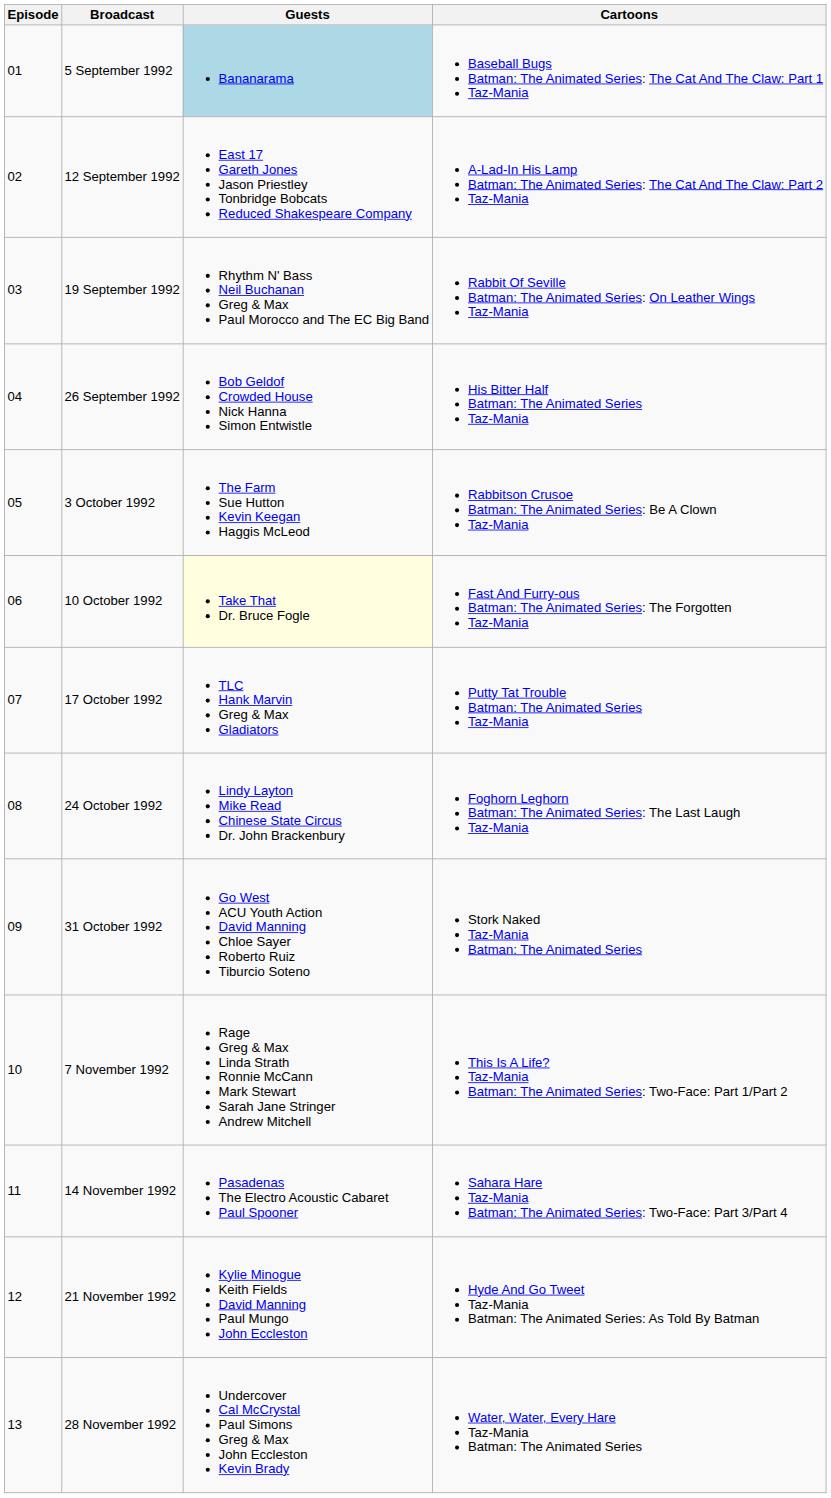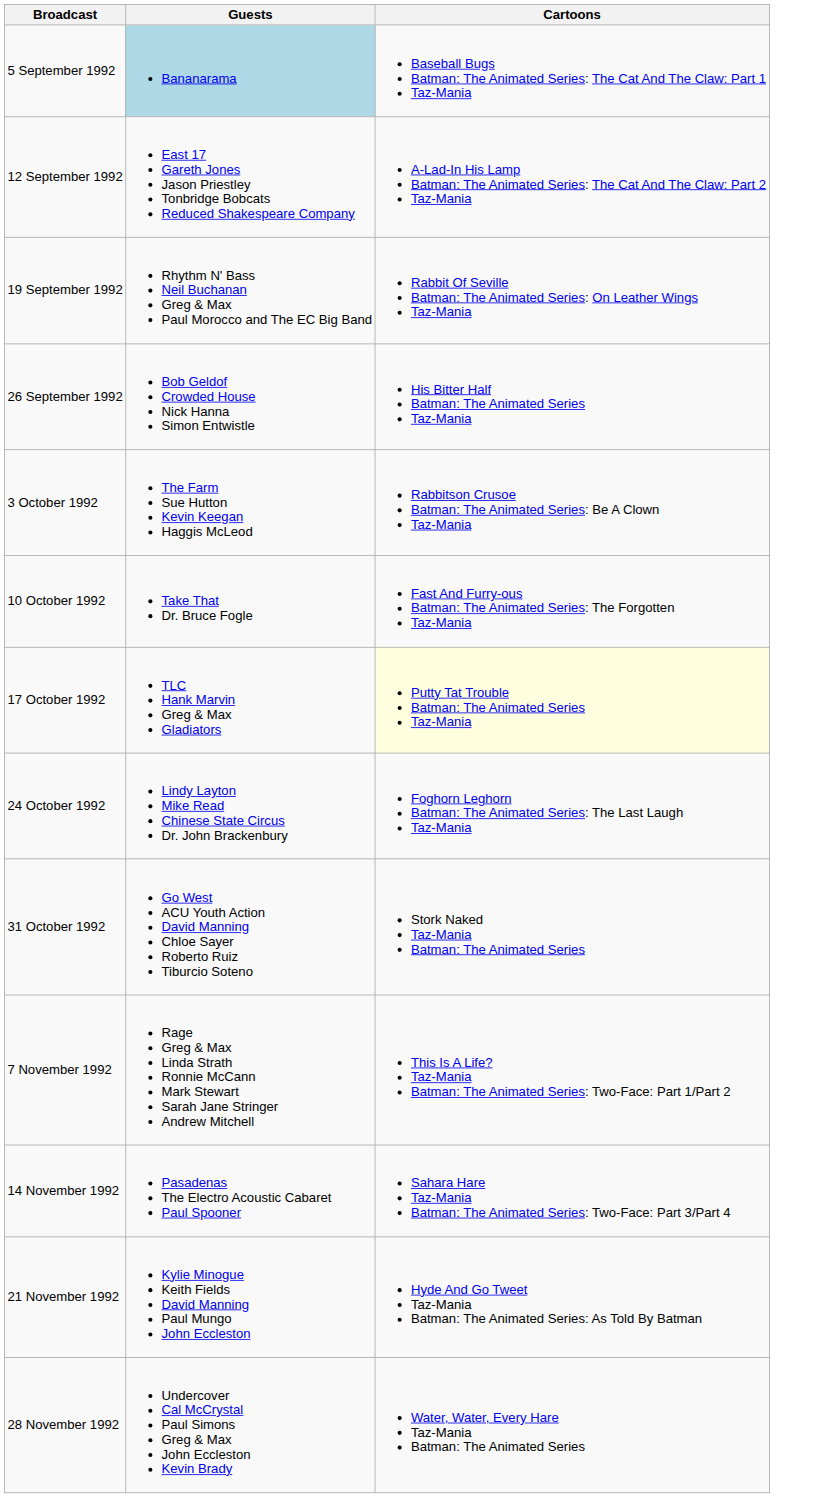- column: (33, 14)
(307, 609) lightyellow background -> (250, 609) no background
(629, 707) no background -> (572, 707) lightyellow background
